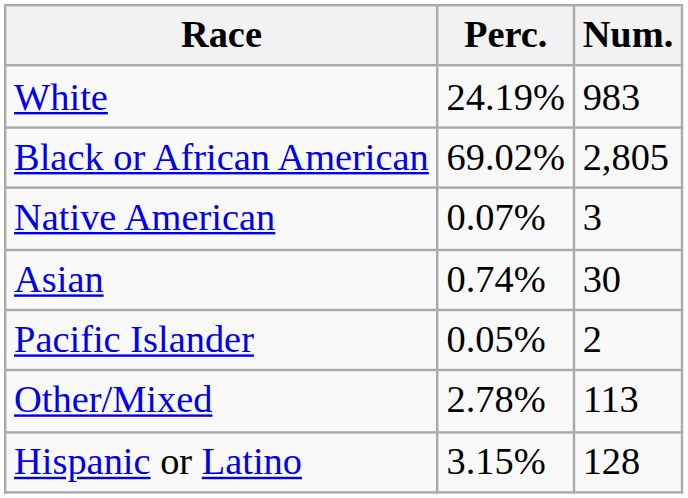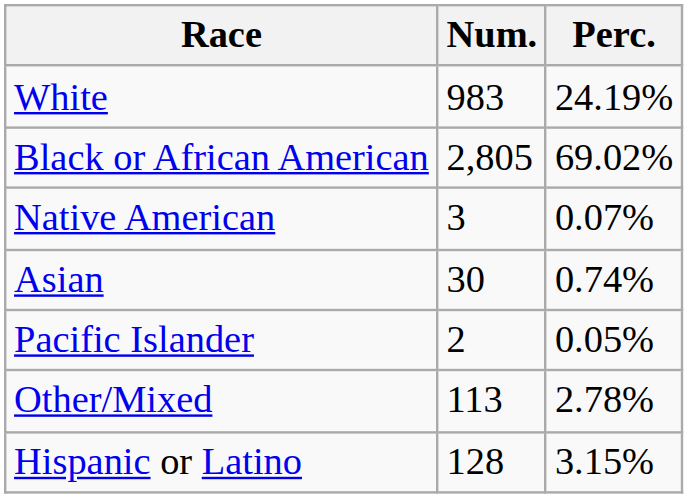columns swapped: (628, 34) <-> (506, 34)
